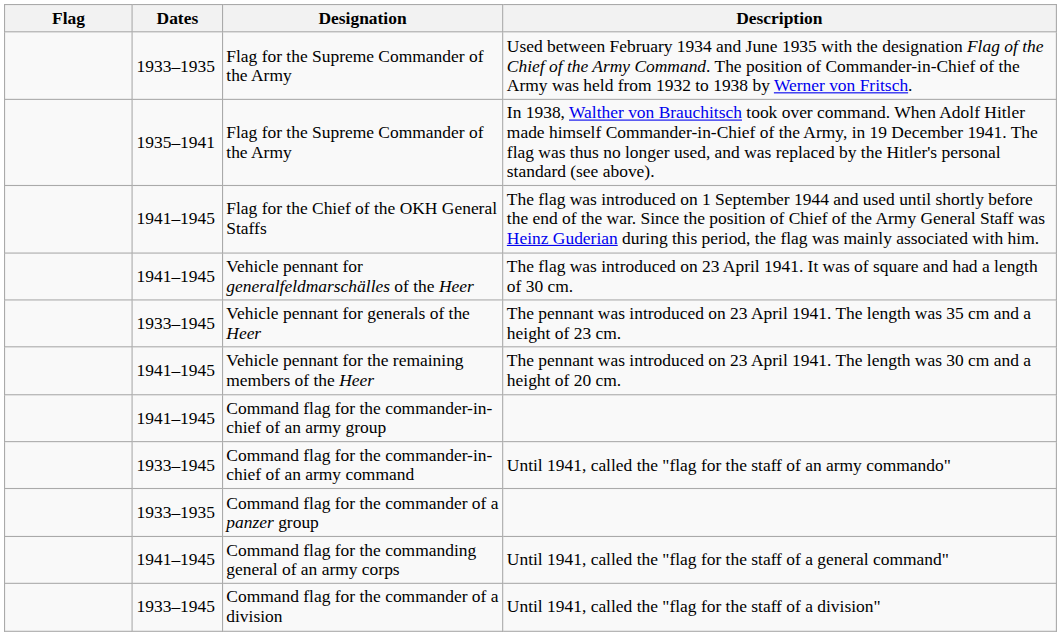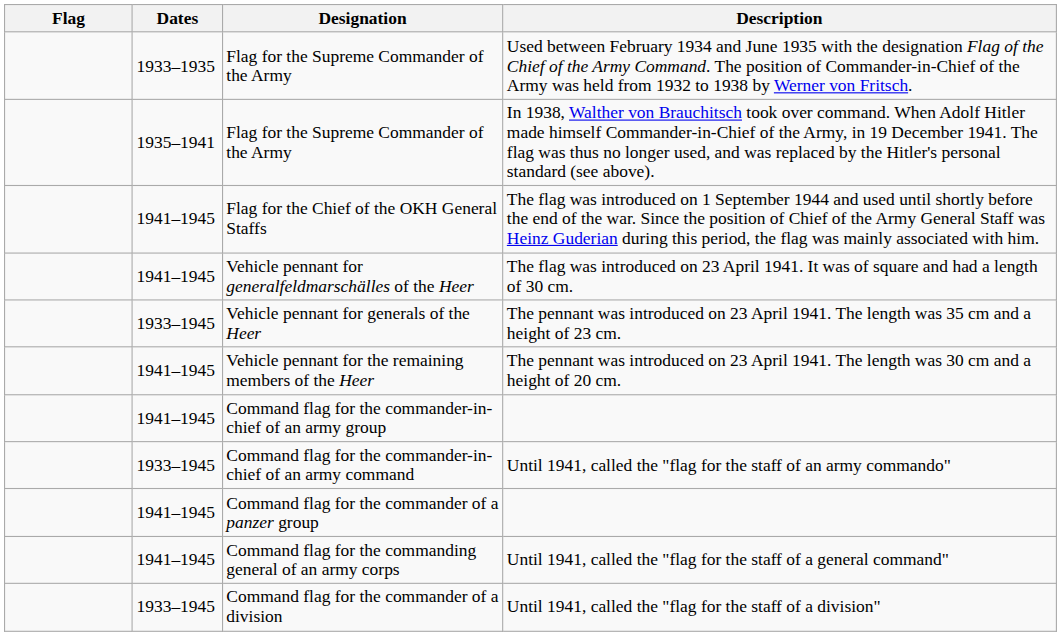(176, 512) 1933–1935 -> (176, 512) 1941–1945
